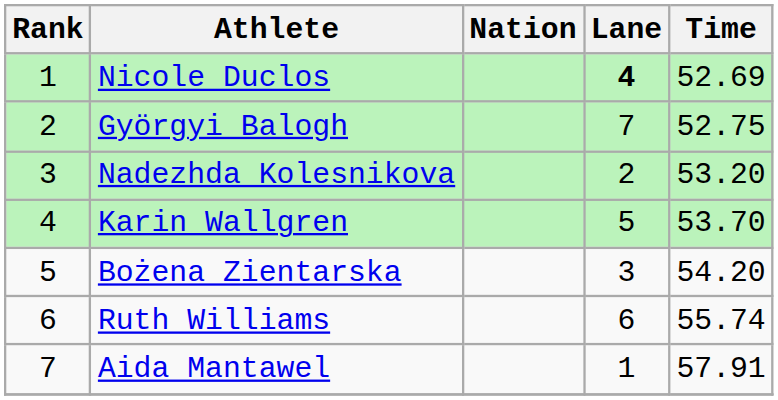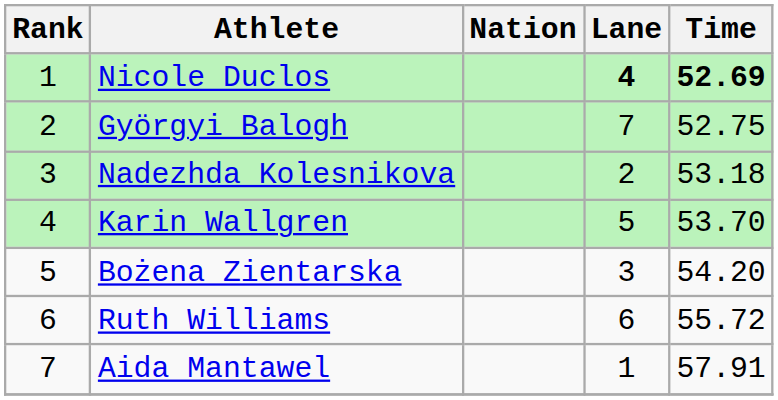(721, 78) normal -> (721, 78) bold
(721, 175) 53.20 -> (721, 175) 53.18
(721, 321) 55.74 -> (721, 321) 55.72
